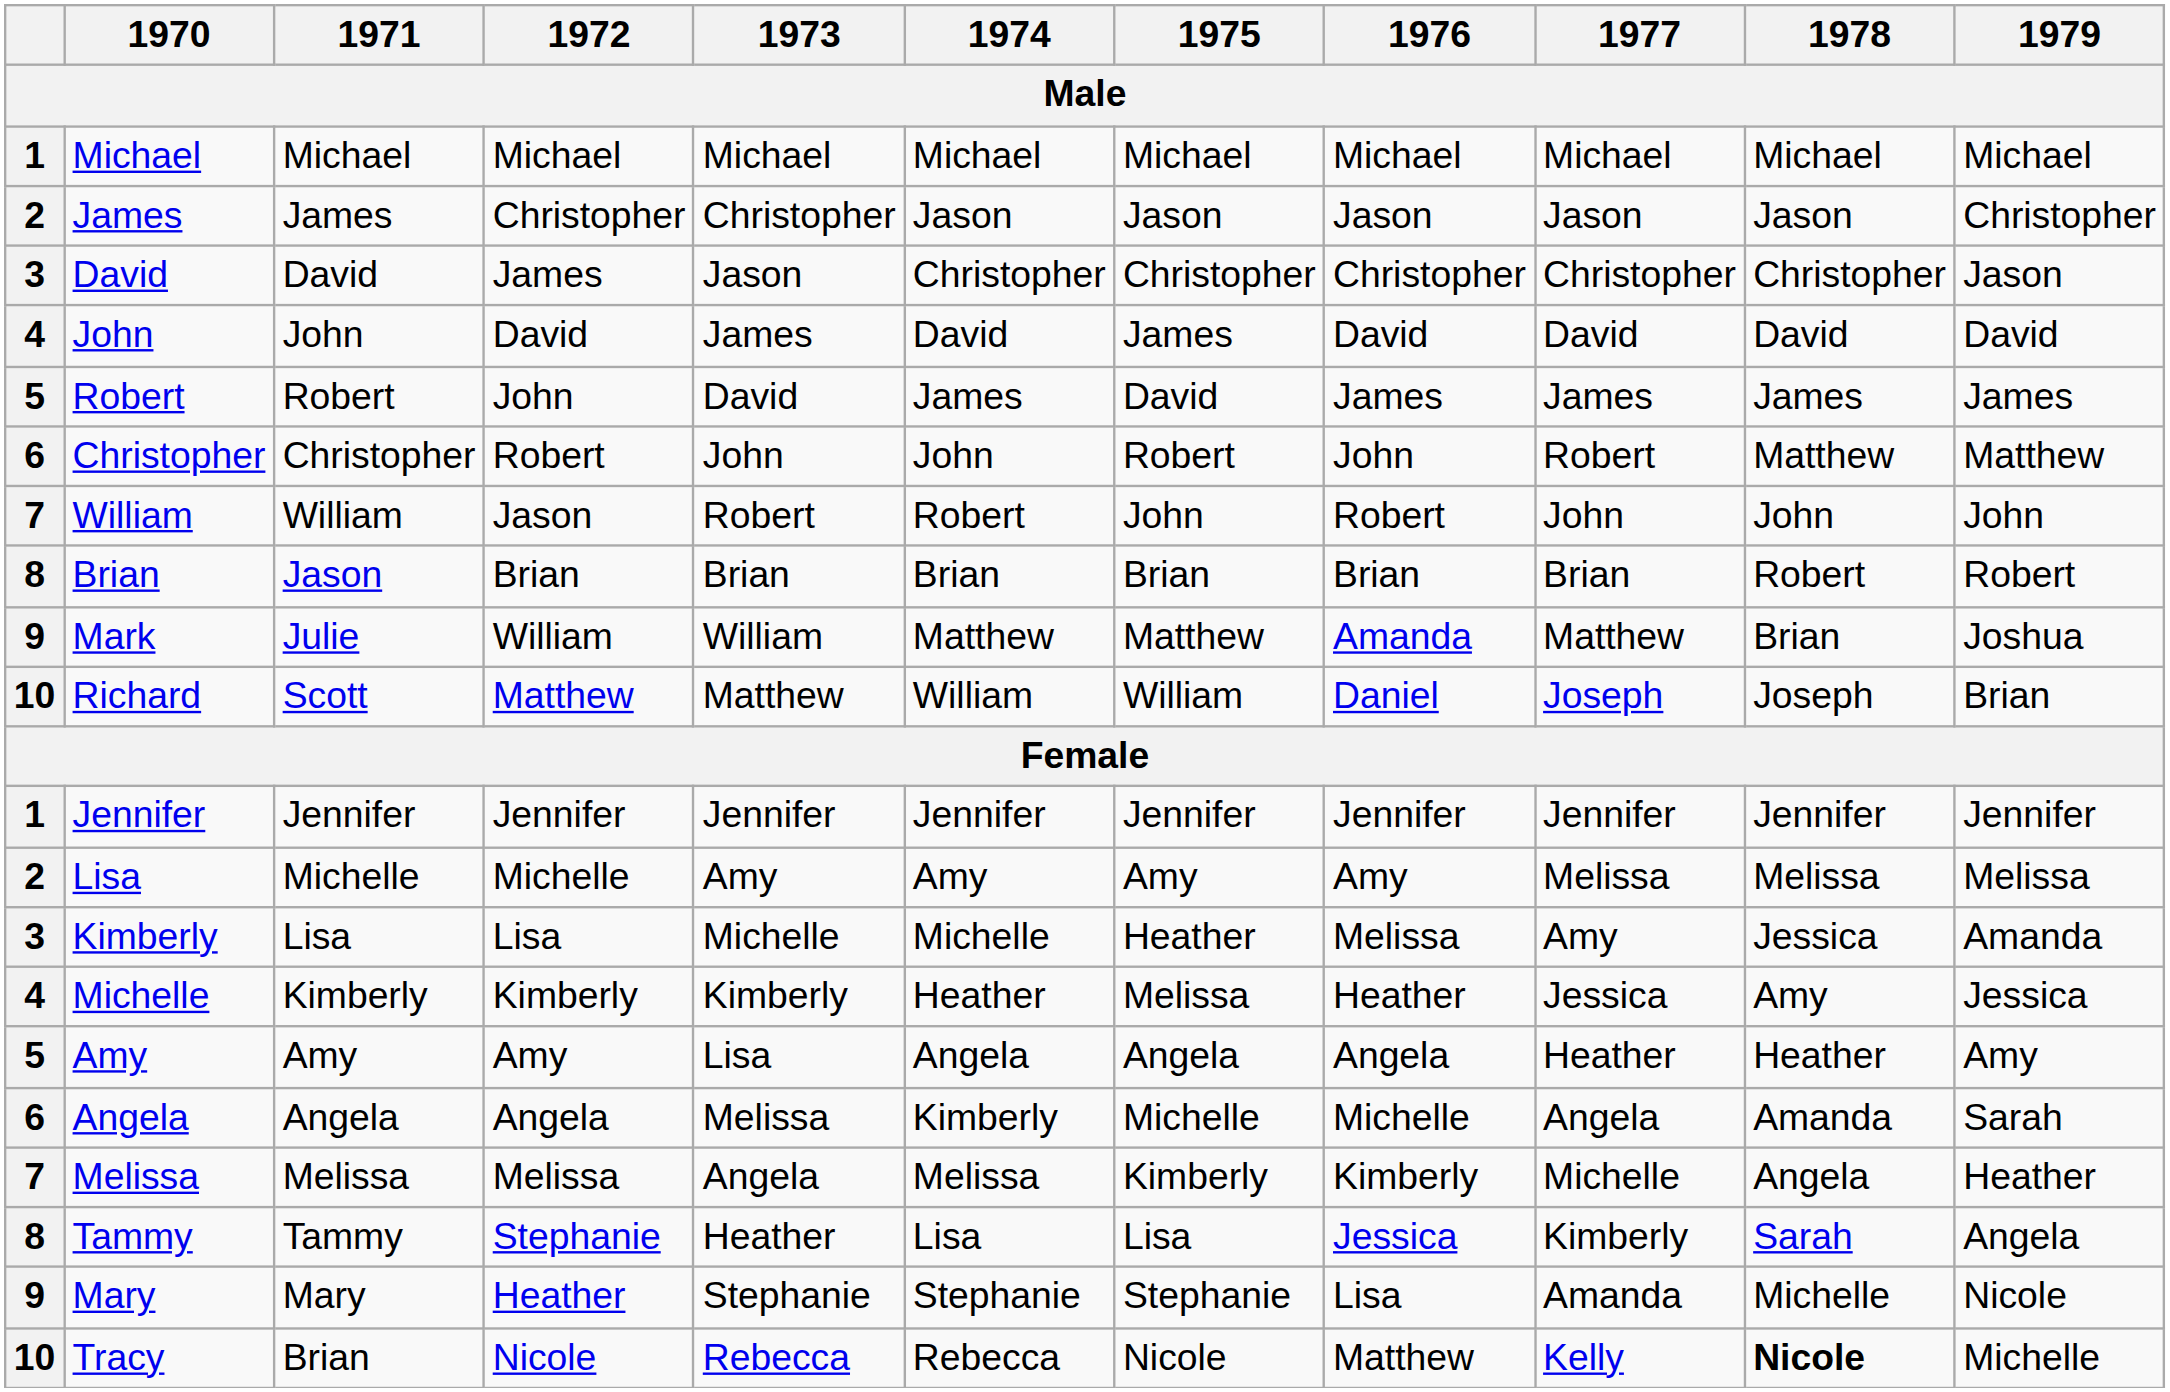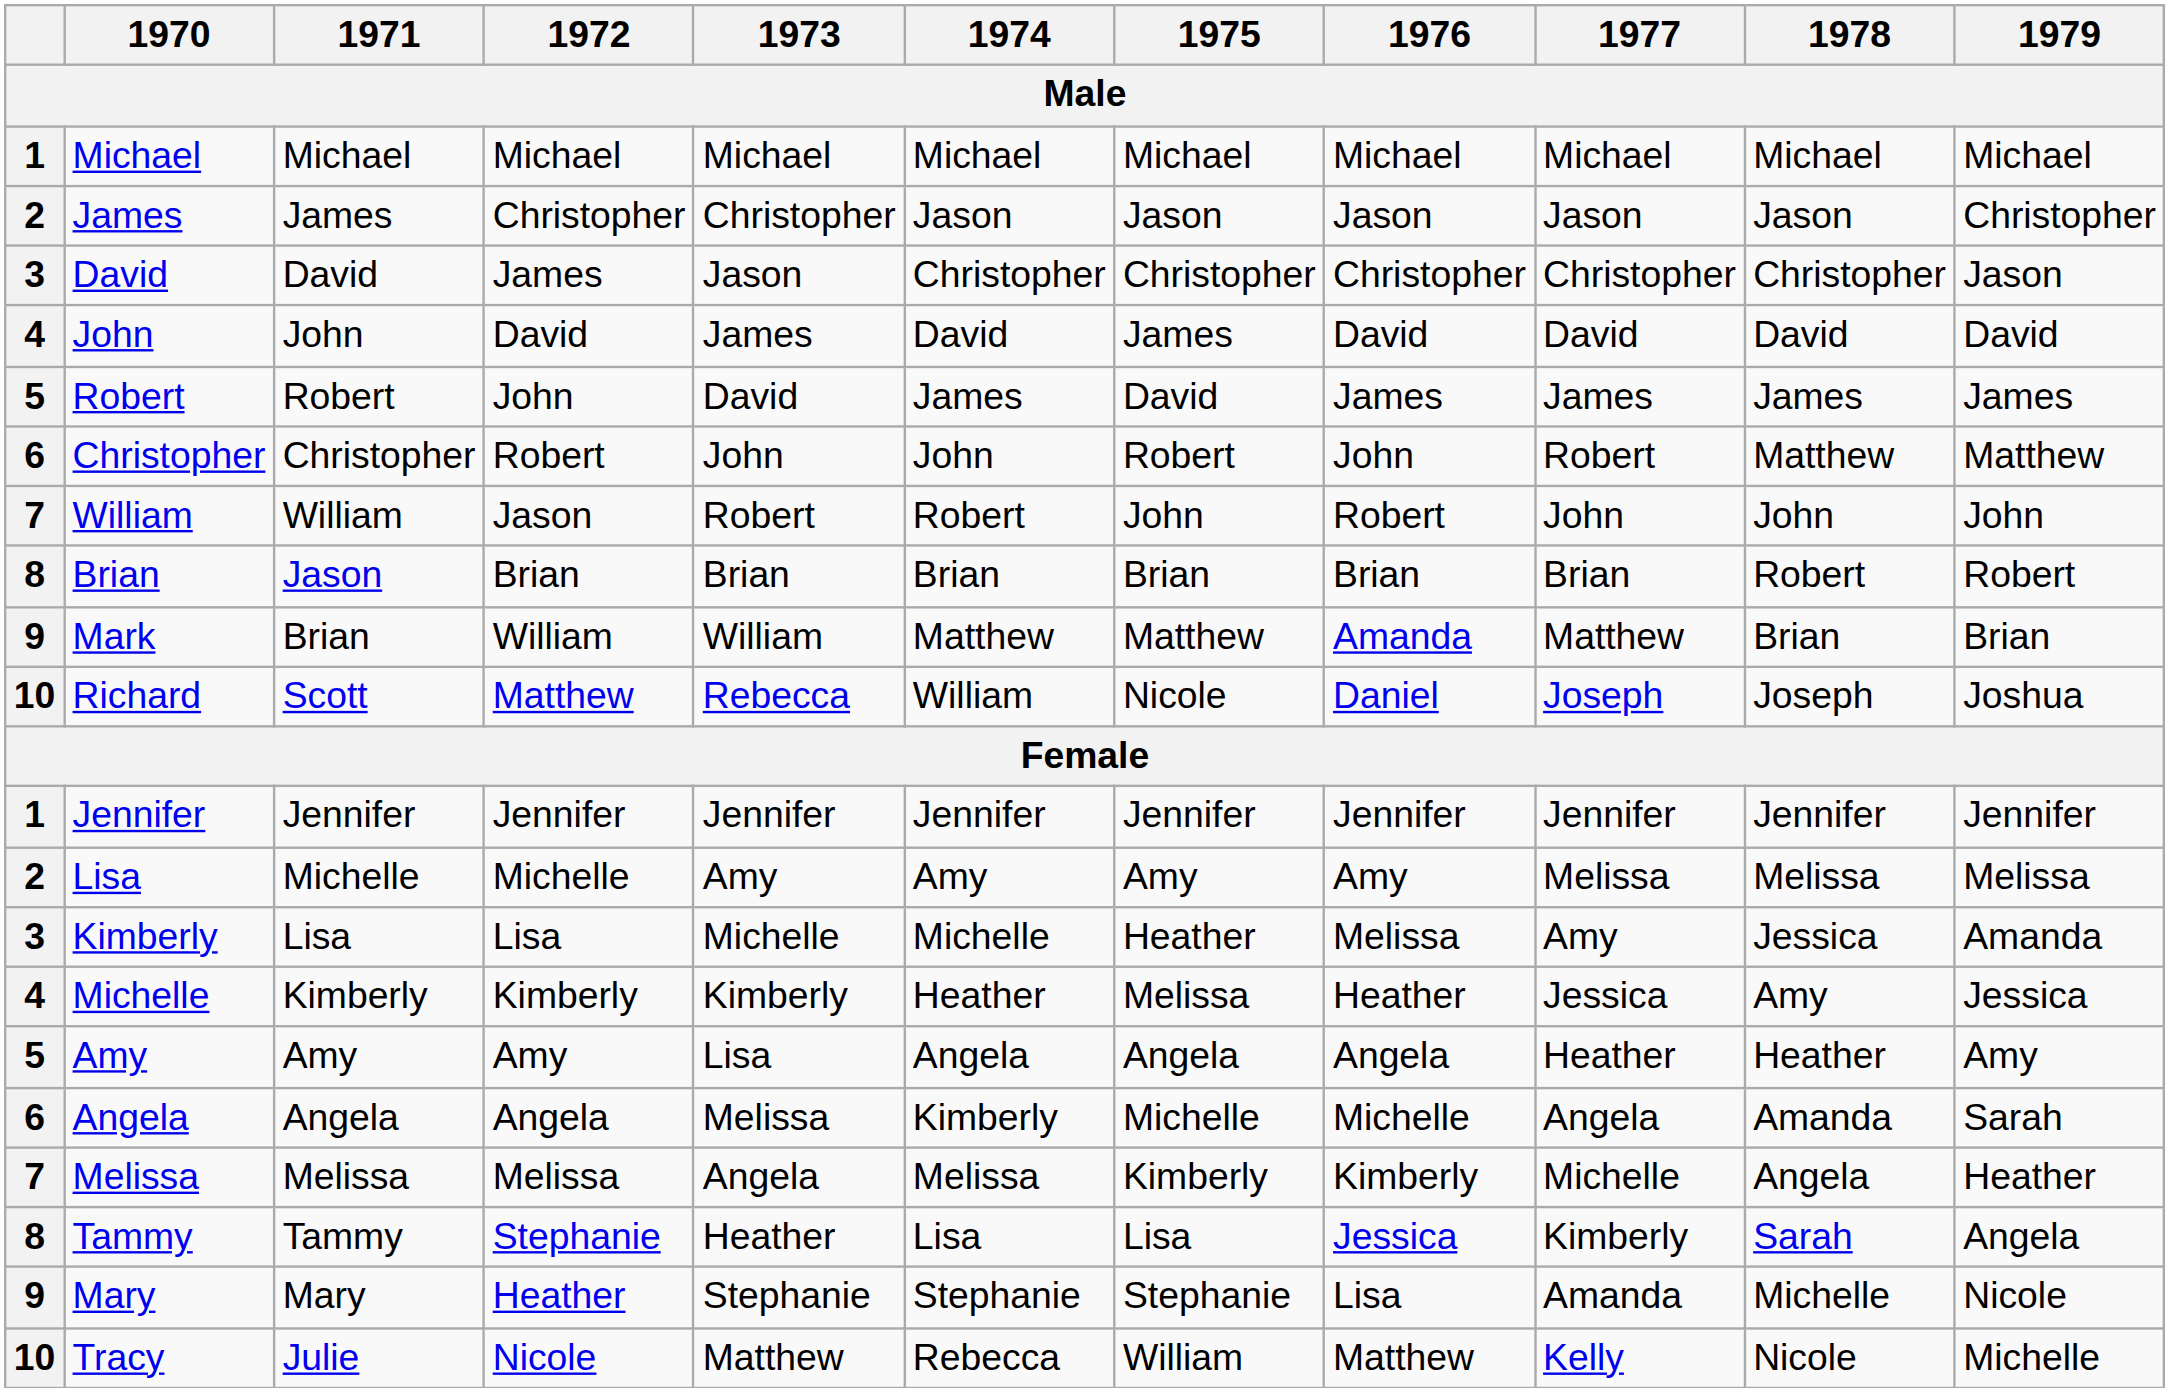(321, 635) Julie -> (326, 635) Brian
(2023, 635) Joshua -> (2007, 635) Brian
(773, 695) Matthew -> (776, 695) Rebecca
(1183, 695) William -> (1175, 695) Nicole
(2007, 695) Brian -> (2023, 695) Joshua
(326, 1356) Brian -> (321, 1356) Julie
(776, 1356) Rebecca -> (773, 1356) Matthew
(1175, 1356) Nicole -> (1183, 1356) William
(1809, 1356) bold -> (1805, 1356) normal
